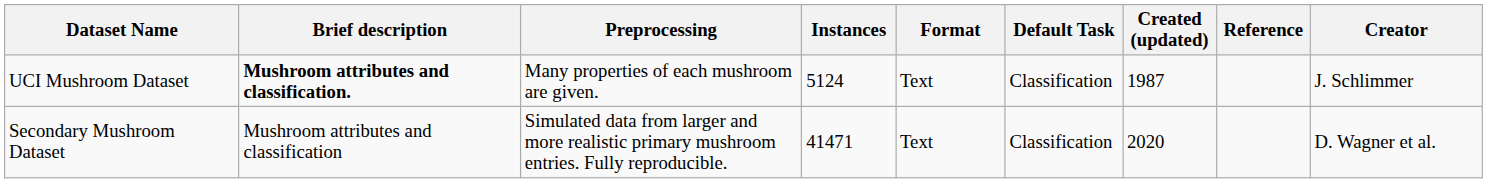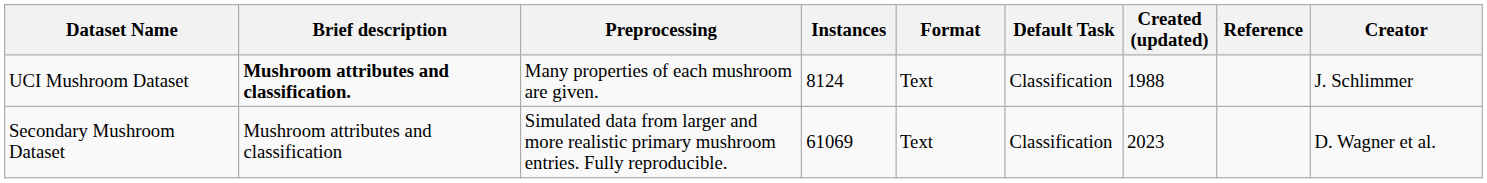(825, 80) 5124 -> (825, 80) 8124
(1146, 80) 1987 -> (1146, 80) 1988
(830, 141) 41471 -> (830, 141) 61069
(1146, 141) 2020 -> (1146, 141) 2023
